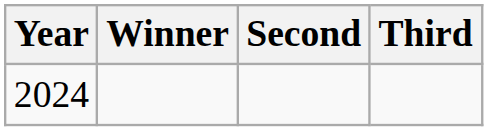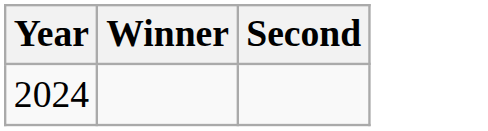- column: (426, 34)
